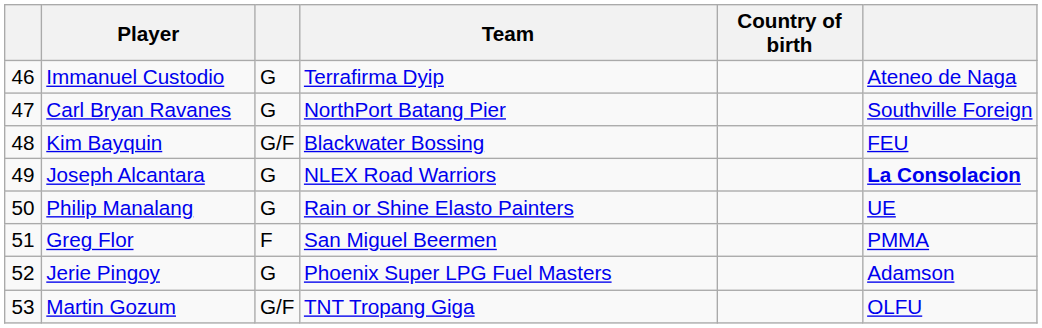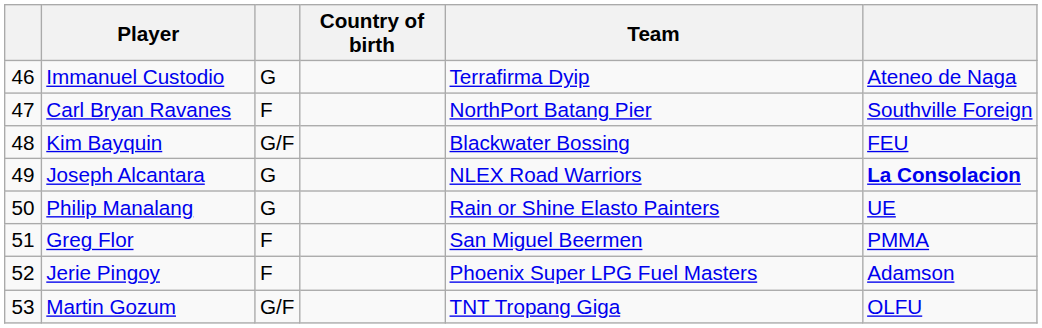columns swapped: (790, 33) <-> (508, 33)
(268, 110) G -> (266, 110) F
(268, 273) G -> (266, 273) F
